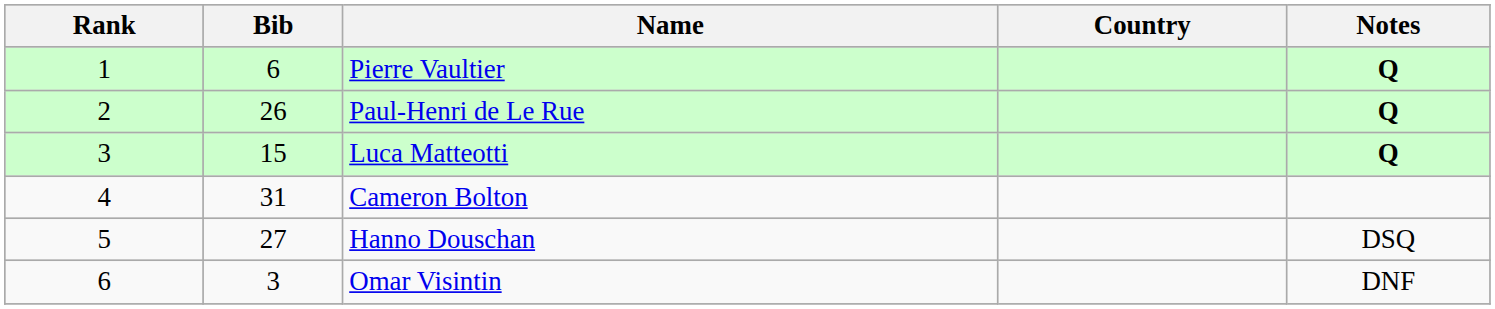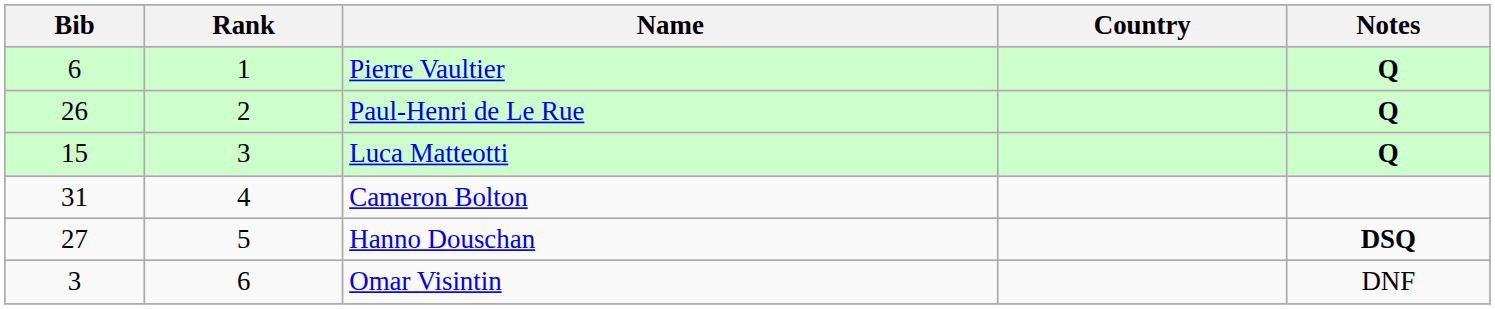columns swapped: (104, 25) <-> (273, 25)
(1388, 238) normal -> (1388, 238) bold
